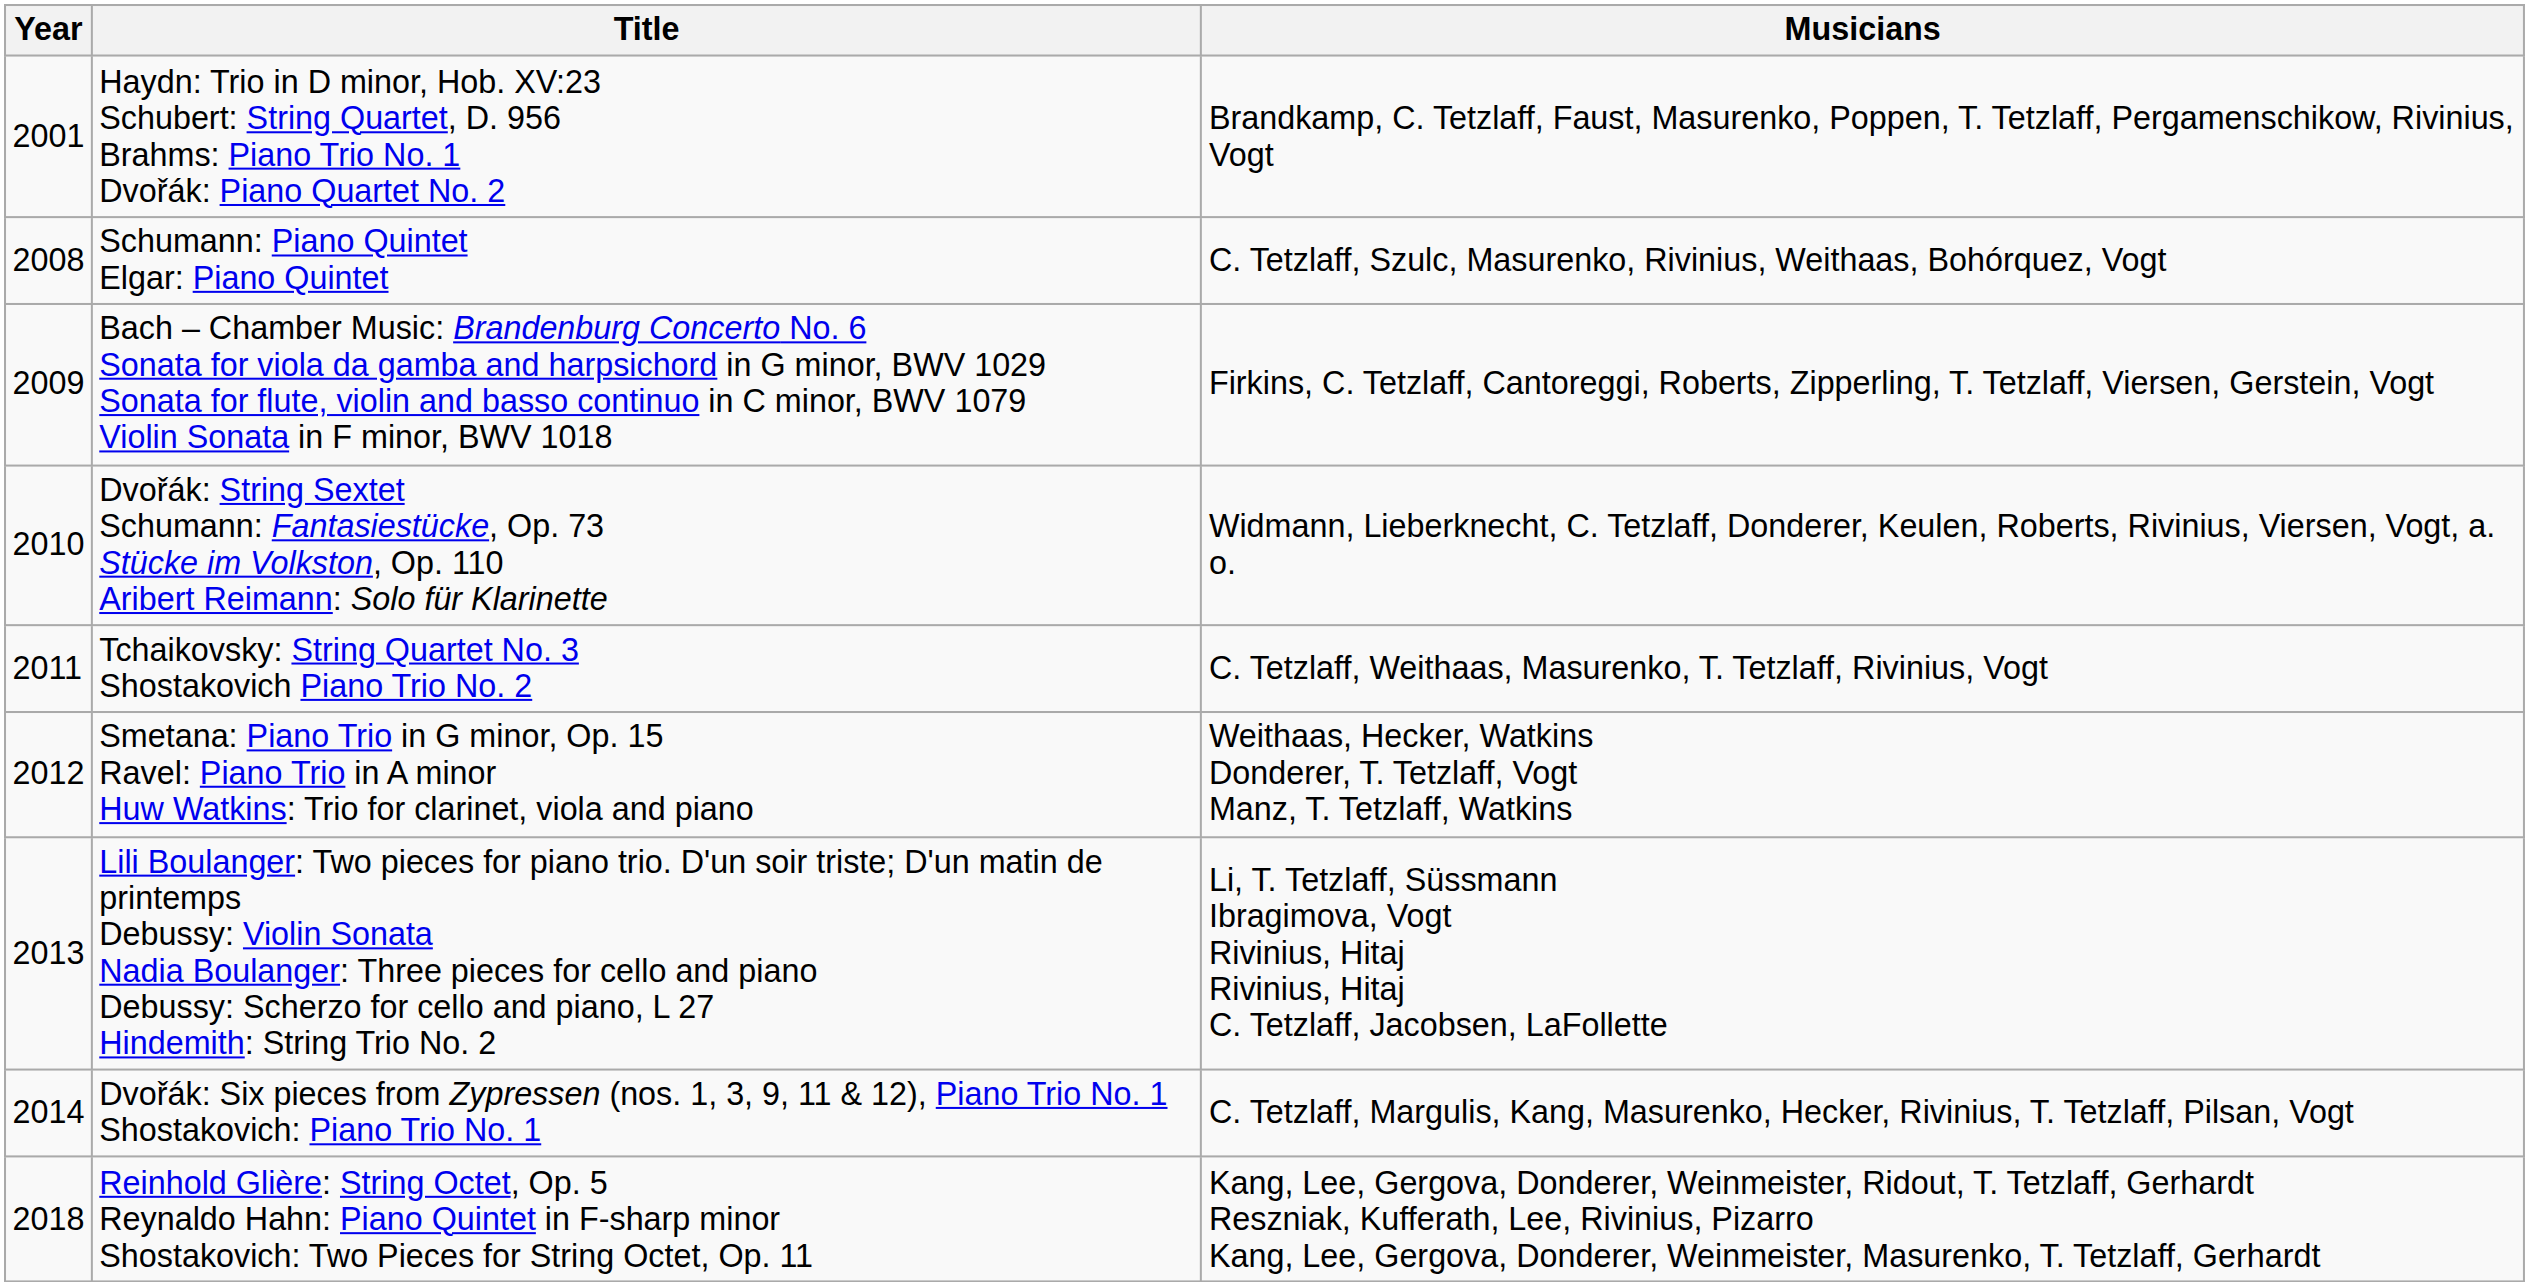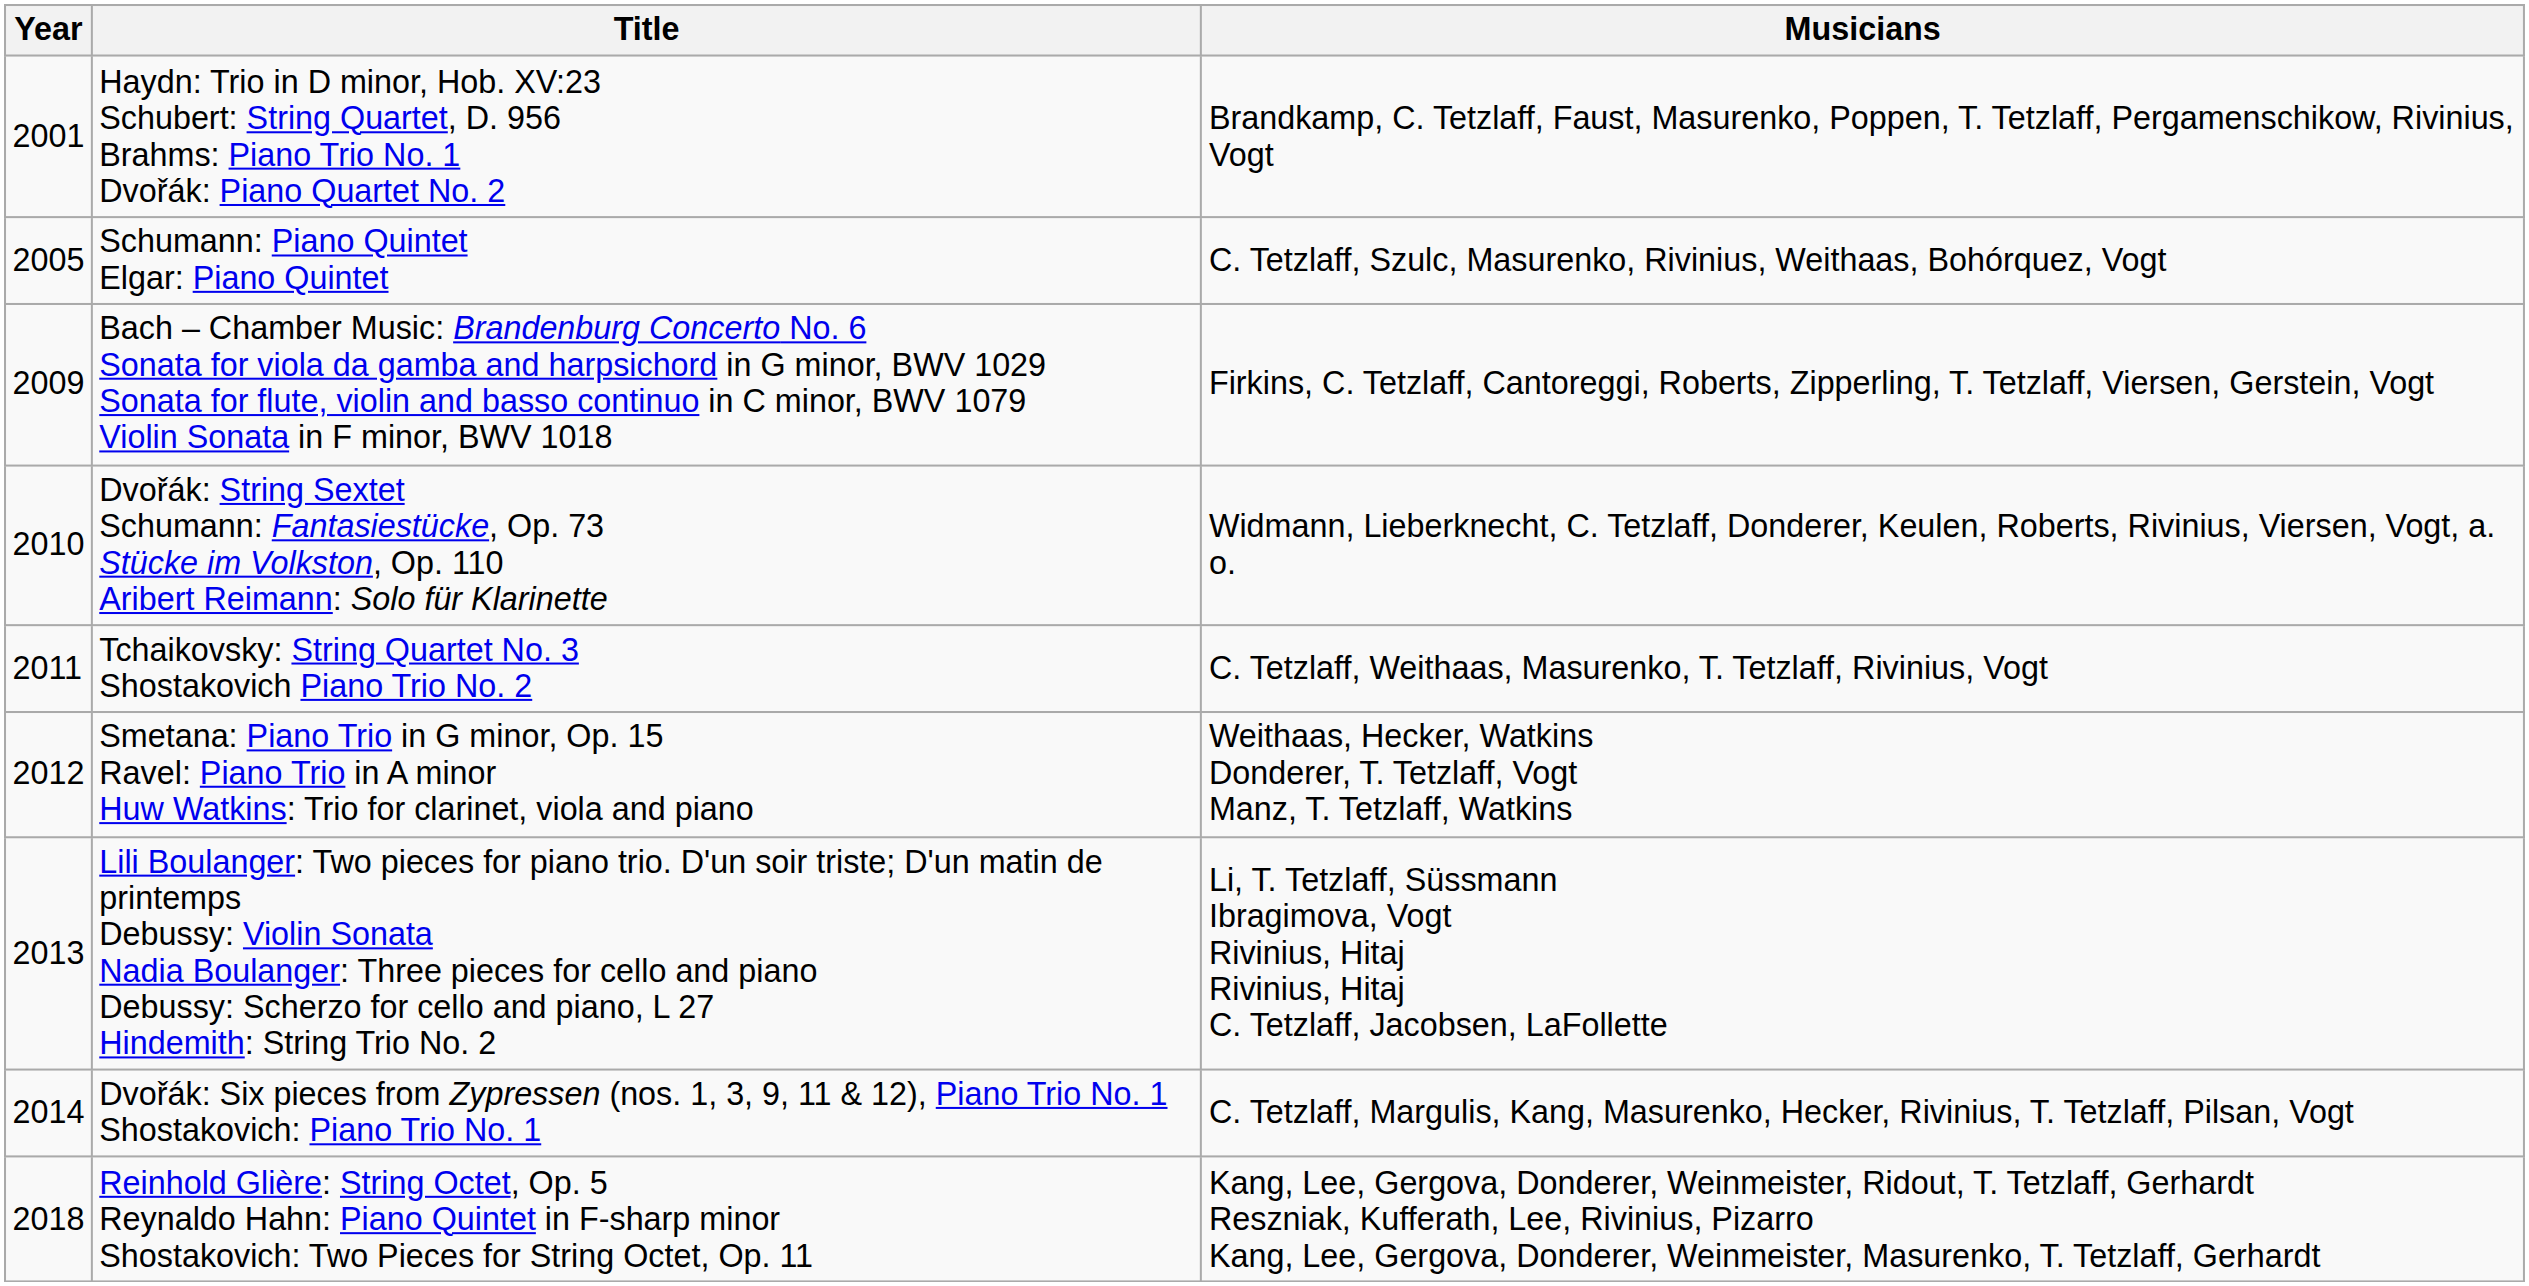(48, 259) 2008 -> (48, 259) 2005
